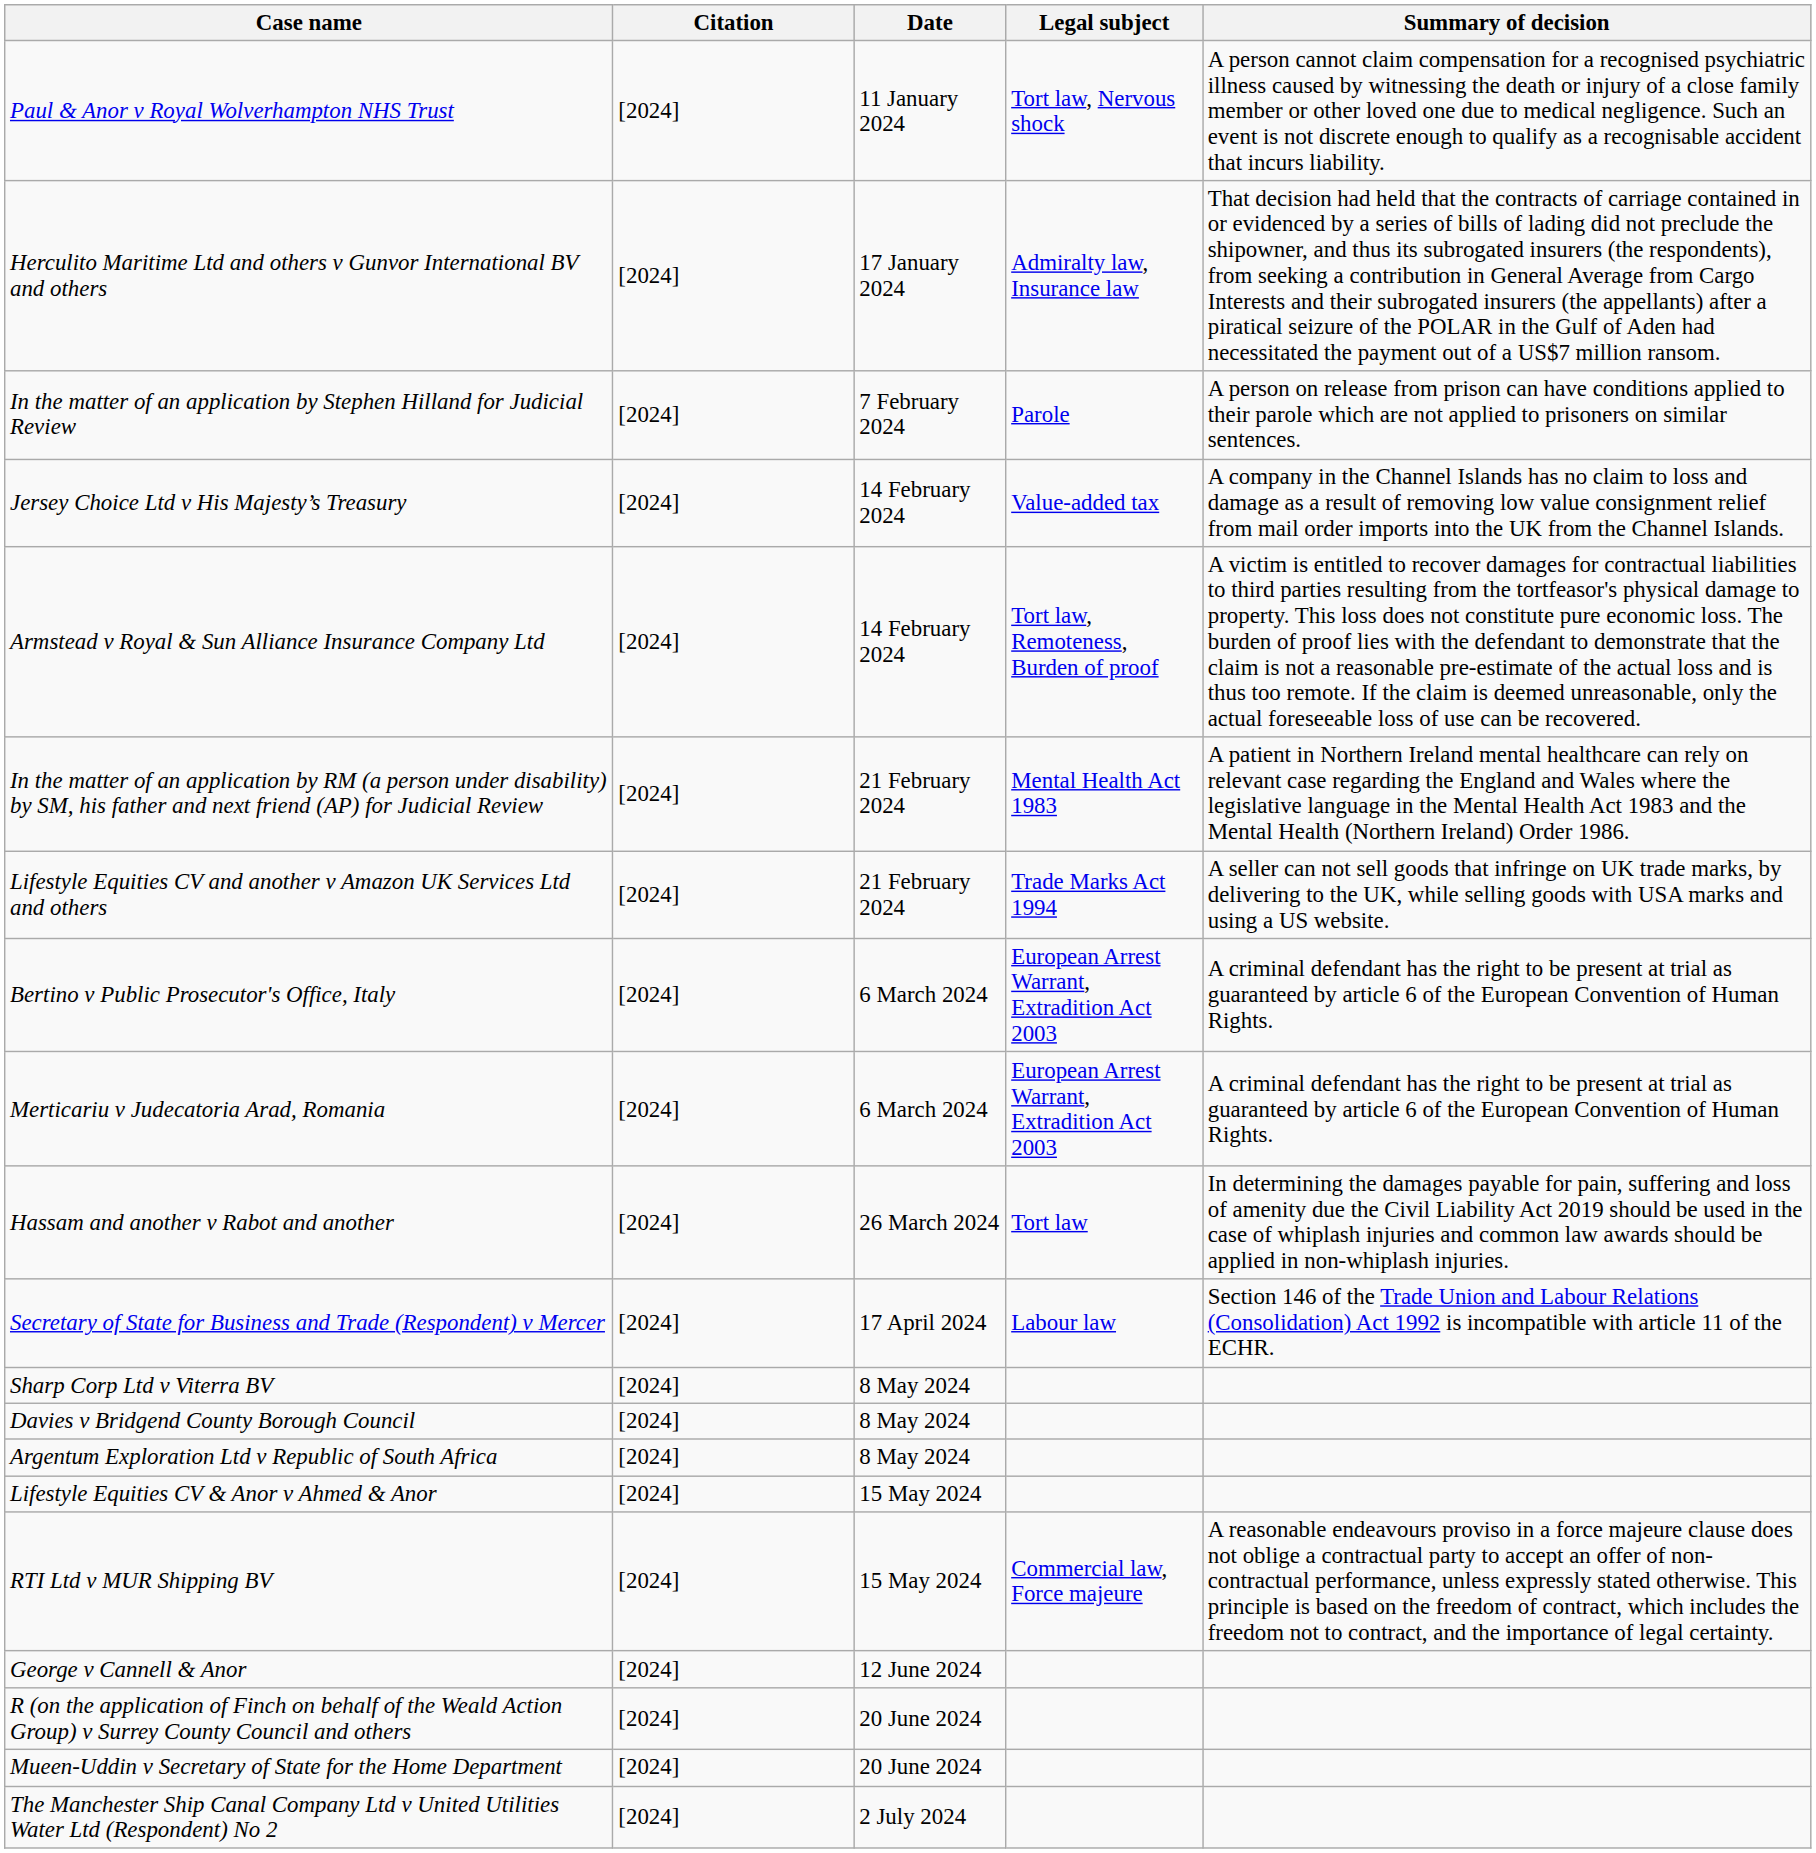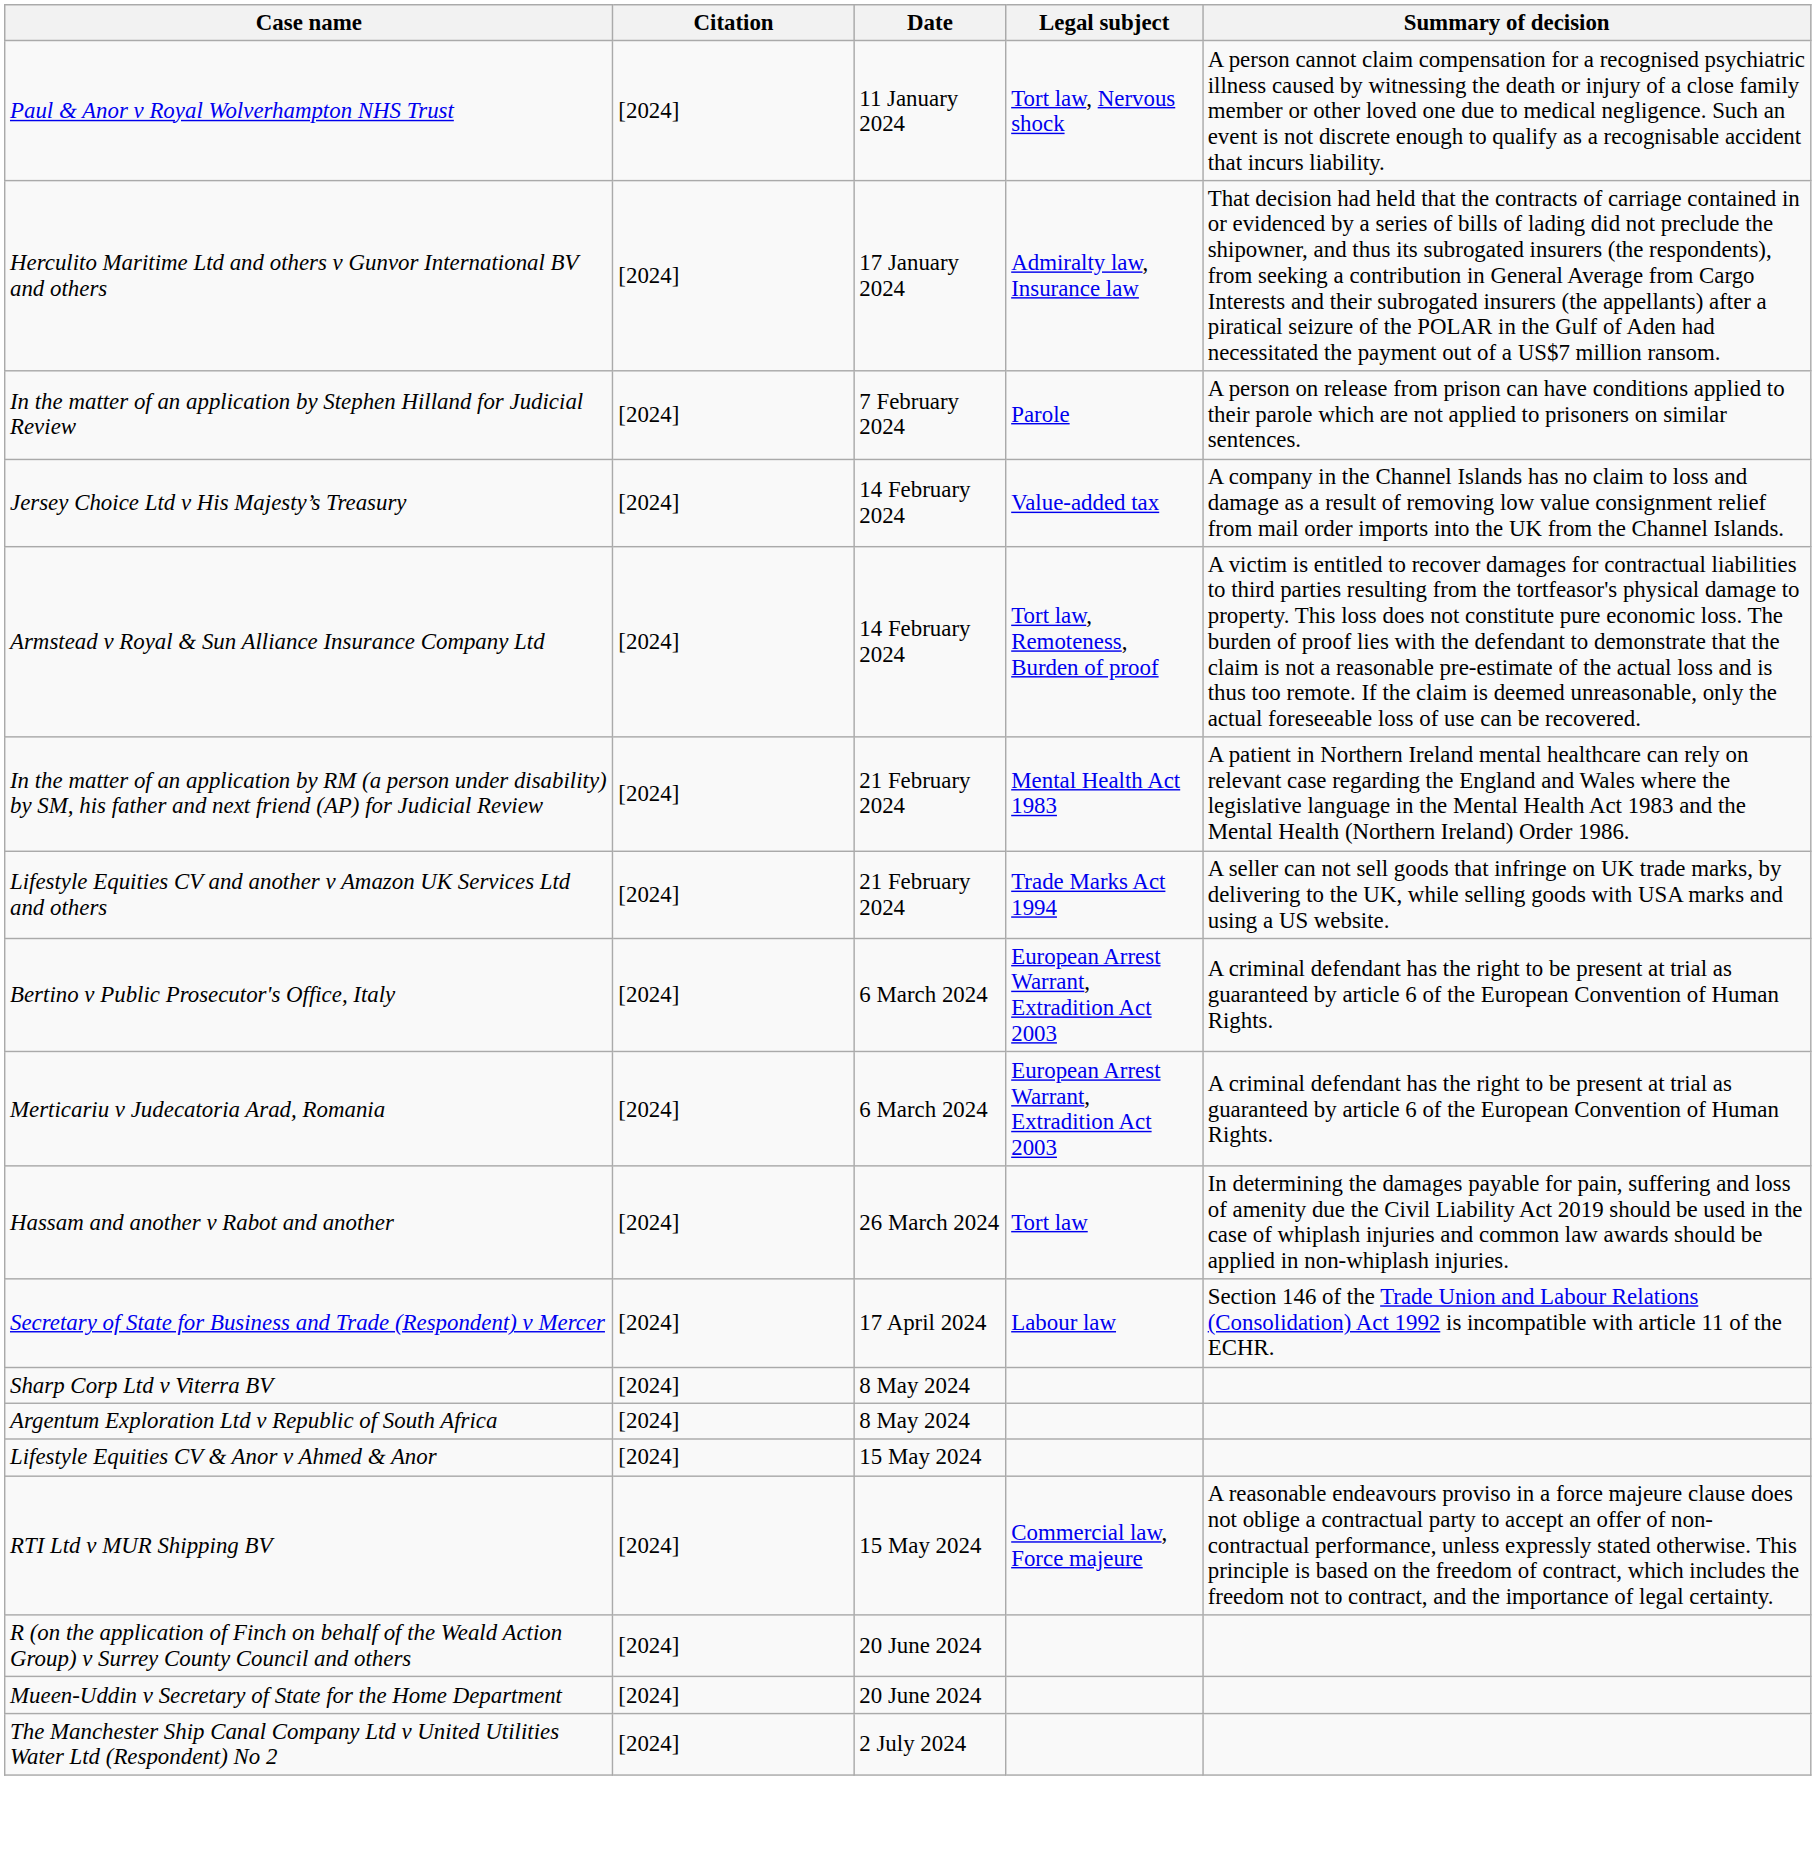- row: (213, 1421)
- row: (128, 1669)
